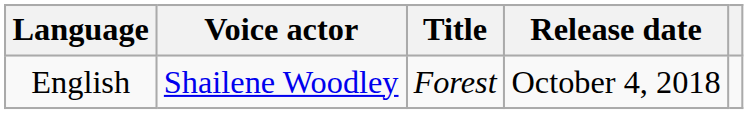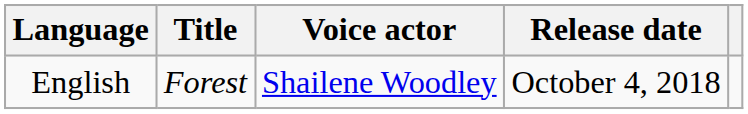columns swapped: (455, 30) <-> (281, 30)
